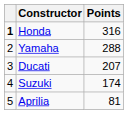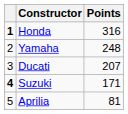(112, 48) 288 -> (112, 48) 248
(10, 84) normal -> (10, 84) bold
(112, 84) 174 -> (112, 84) 171
